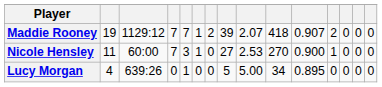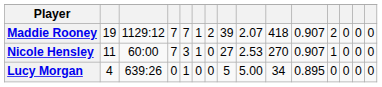(309, 52) 0.900 -> (309, 52) 0.907
